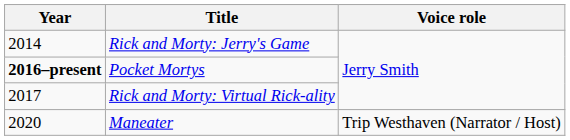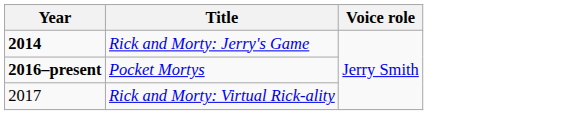(25, 43) normal -> (25, 43) bold
- row: (141, 122)
